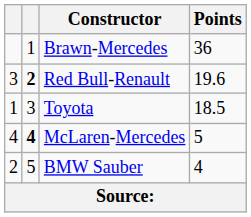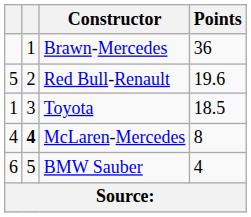(13, 78) 3 -> (13, 78) 5
(31, 78) bold -> (31, 78) normal
(198, 137) 5 -> (198, 137) 8
(13, 166) 2 -> (13, 166) 6
